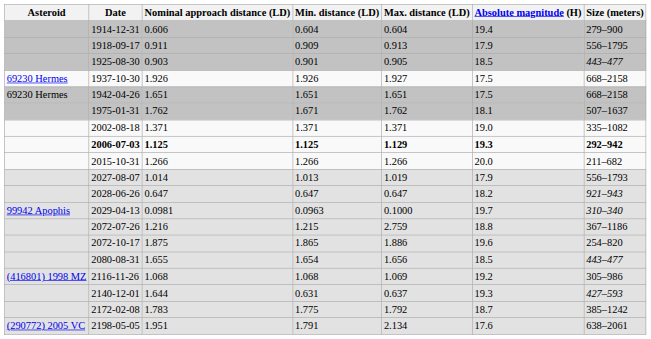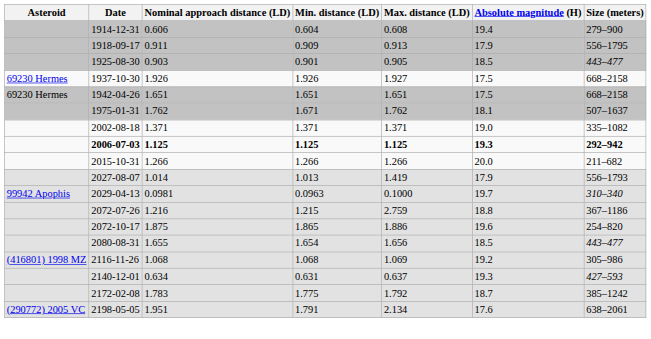(396, 29) 0.604 -> (396, 29) 0.608
(396, 144) 1.129 -> (396, 144) 1.125
(396, 177) 1.019 -> (396, 177) 1.419
- row: (116, 194)
(156, 293) 1.644 -> (156, 276) 0.634
